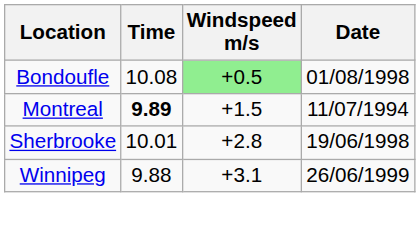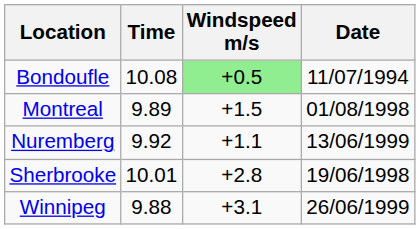(358, 76) 01/08/1998 -> (358, 76) 11/07/1994
(151, 109) bold -> (151, 109) normal
(358, 109) 11/07/1994 -> (358, 109) 01/08/1998
+ row: (63, 142)
